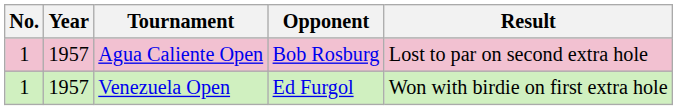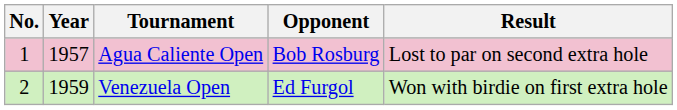(24, 88) 1 -> (24, 88) 2
(69, 88) 1957 -> (69, 88) 1959
